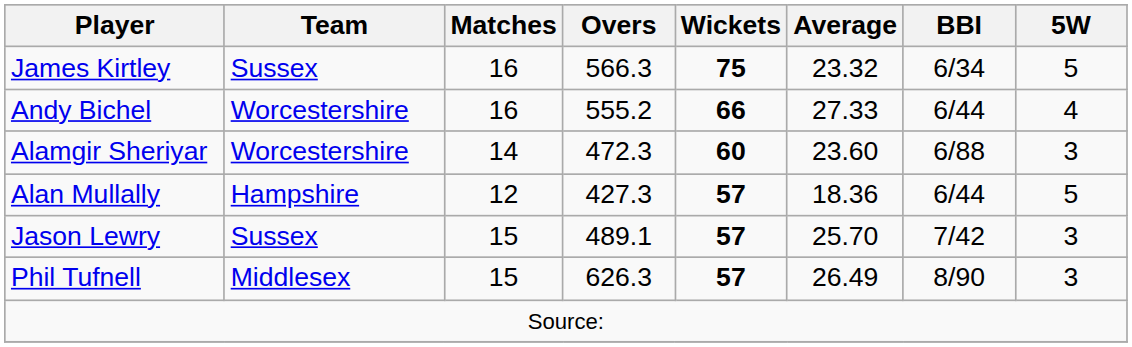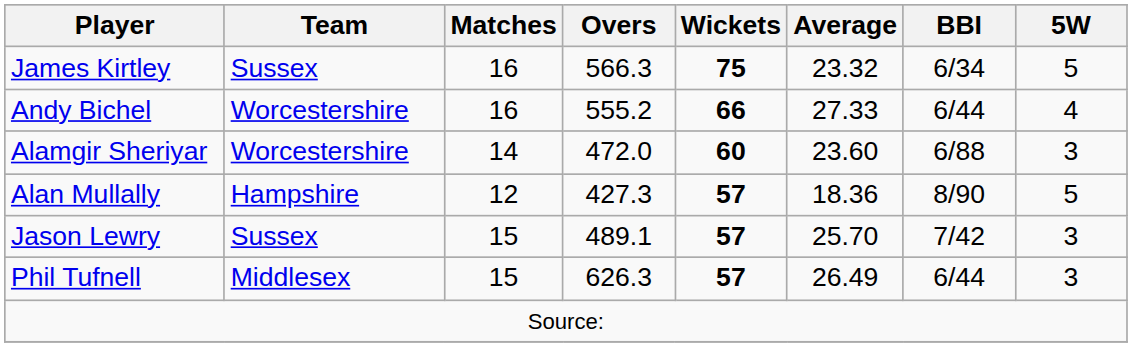(619, 151) 472.3 -> (619, 151) 472.0
(959, 194) 6/44 -> (959, 194) 8/90
(959, 278) 8/90 -> (959, 278) 6/44
